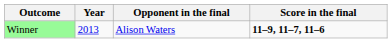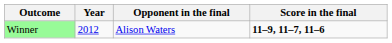(88, 29) 2013 -> (88, 29) 2012
